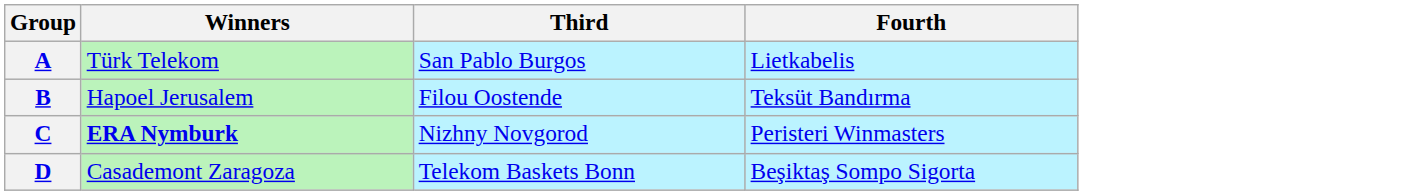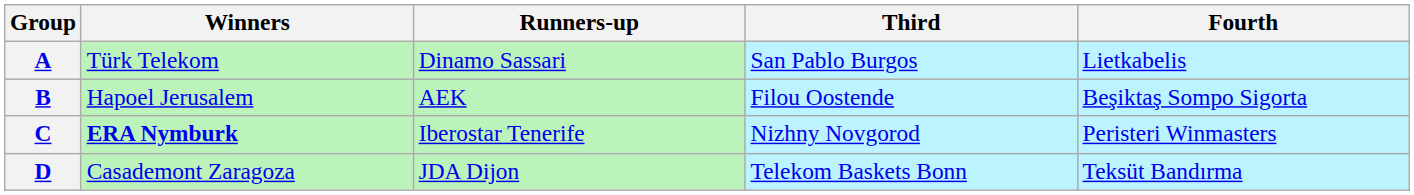+ column: (579, 23)
(831, 97) Teksüt Bandırma -> (1195, 97) Beşiktaş Sompo Sigorta
(863, 171) Beşiktaş Sompo Sigorta -> (1163, 171) Teksüt Bandırma
